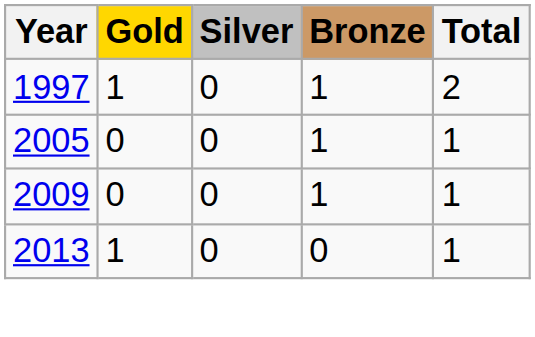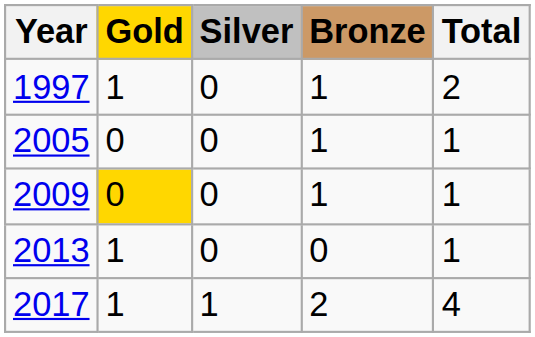(115, 195) no background -> (115, 195) gold background
+ row: (51, 304)
